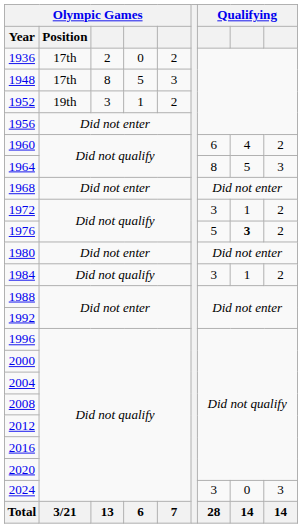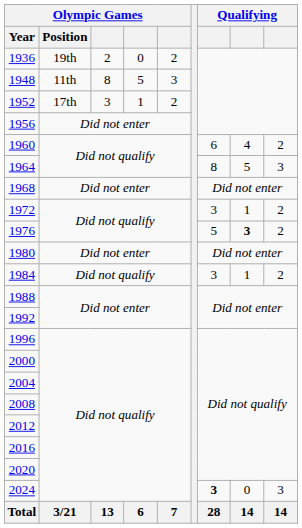(65, 58) 17th -> (65, 58) 19th
(65, 80) 17th -> (65, 80) 11th
(65, 102) 19th -> (65, 102) 17th
(214, 491) normal -> (214, 491) bold
